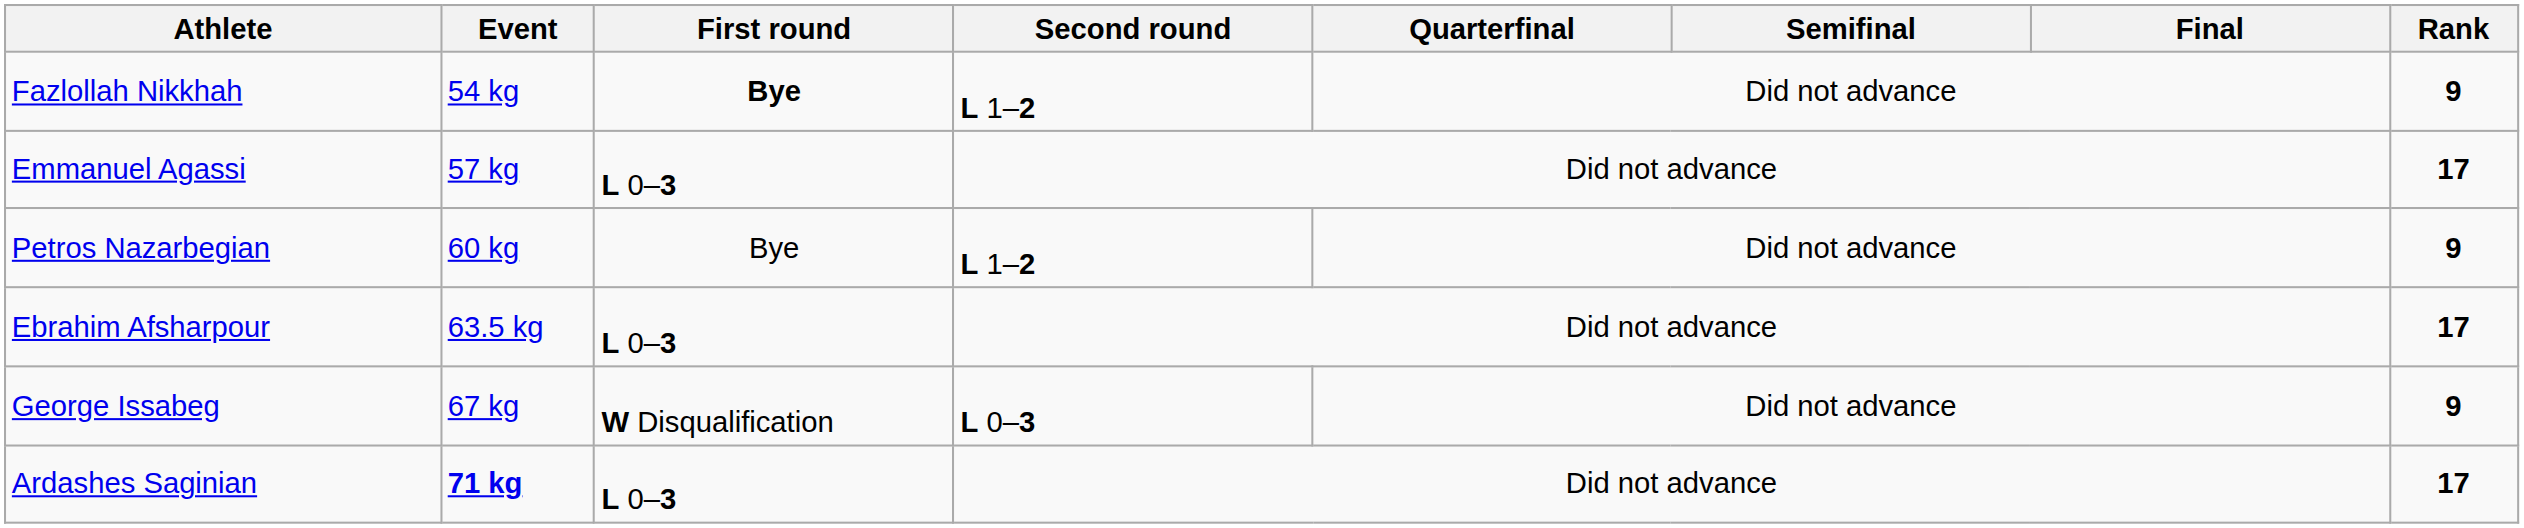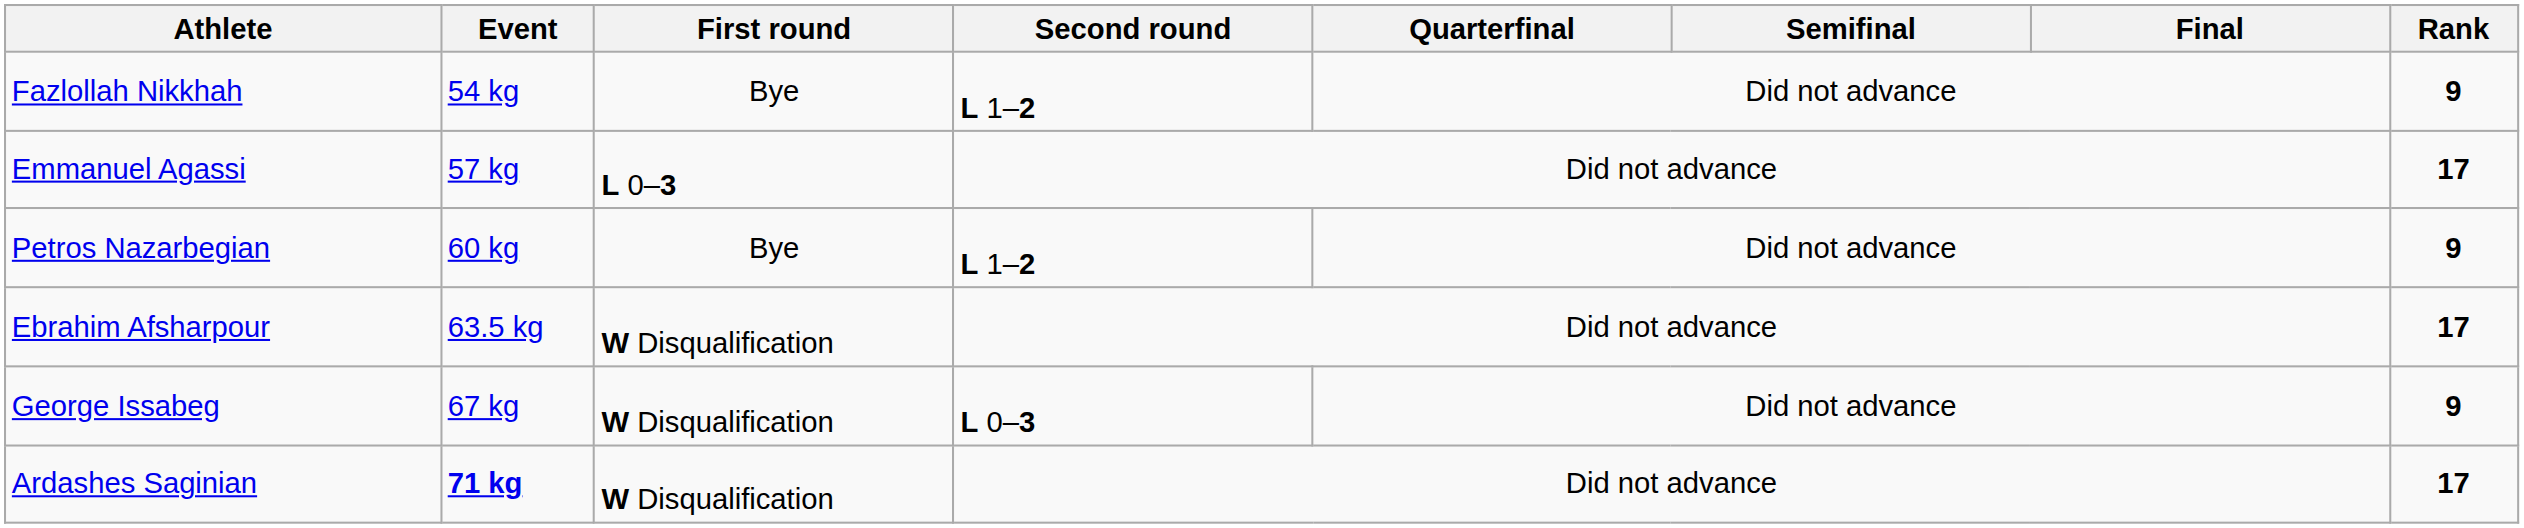(774, 91) bold -> (774, 91) normal
(639, 343) L 0–3 -> (718, 343) W Disqualification
(639, 500) L 0–3 -> (718, 500) W Disqualification
